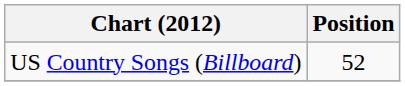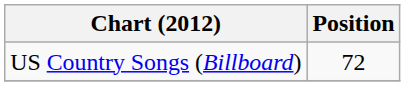(353, 61) 52 -> (353, 61) 72
